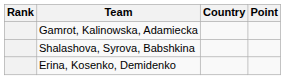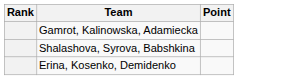- column: (224, 13)
